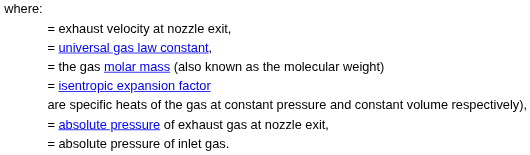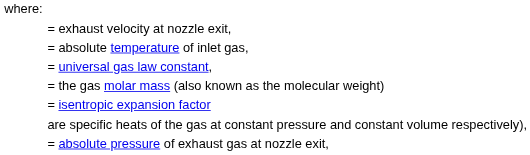+ row: (148, 47)
- row: (138, 143)
